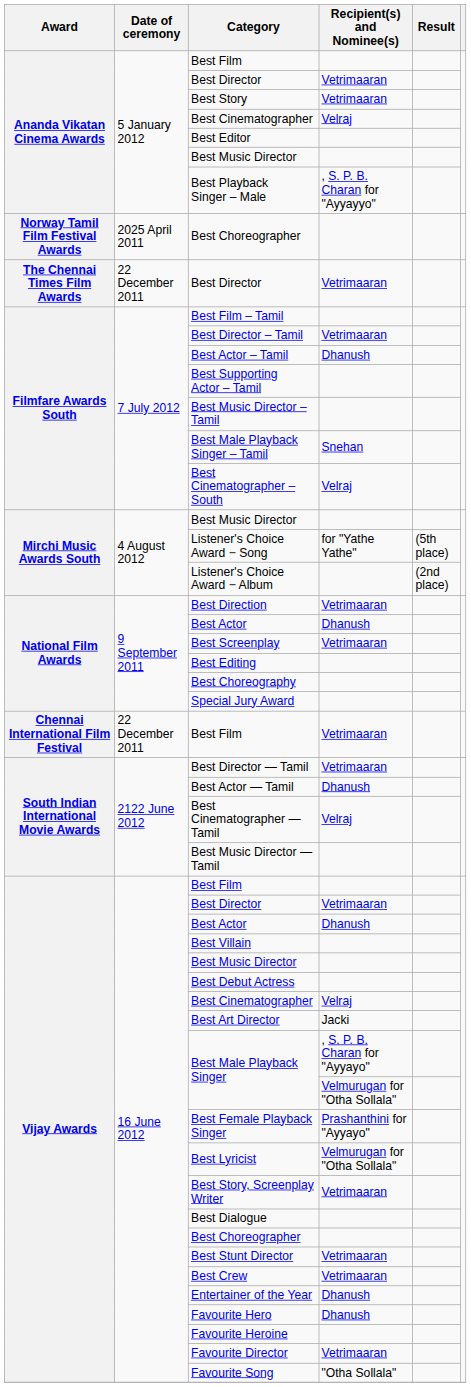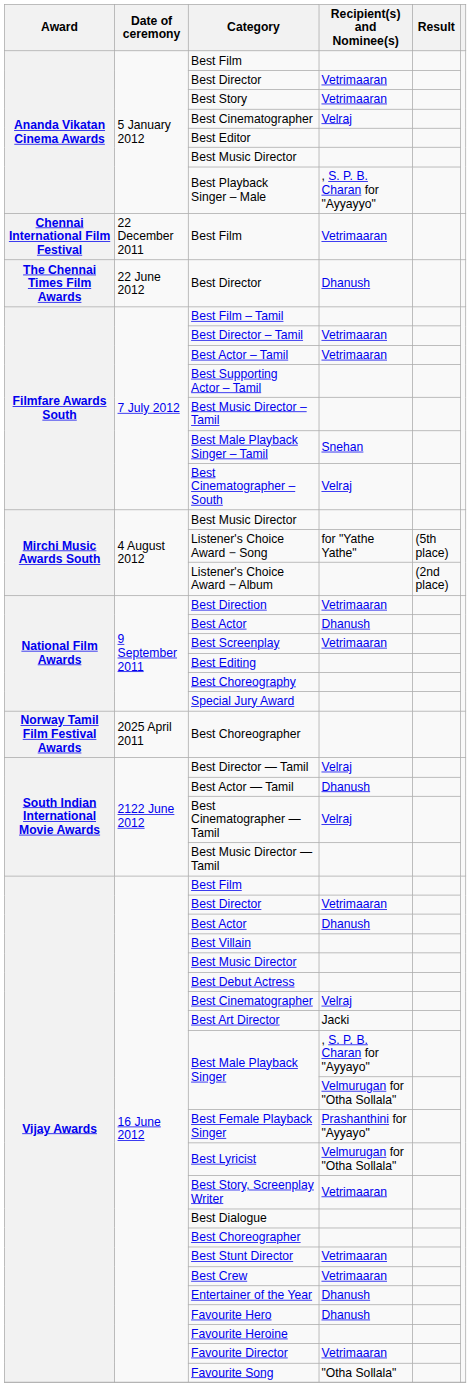rows swapped: (60, 734) <-> (60, 236)
(146, 283) 22 December 2011 -> (139, 283) 22 June 2012
(354, 283) Vetrimaaran -> (346, 283) Dhanush
(346, 355) Dhanush -> (354, 355) Vetrimaaran
(354, 767) Vetrimaaran -> (337, 767) Velraj
